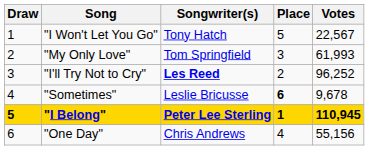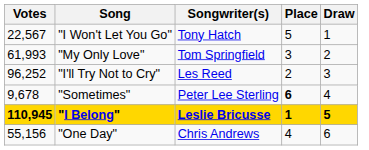columns swapped: (23, 14) <-> (338, 14)
(192, 74) bold -> (205, 74) normal
(206, 94) Leslie Bricusse -> (228, 94) Peter Lee Sterling
(217, 114) Peter Lee Sterling -> (224, 114) Leslie Bricusse
